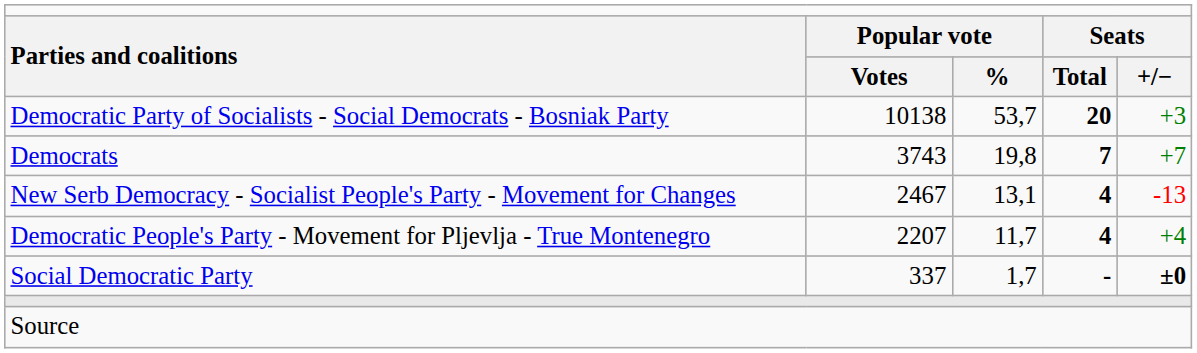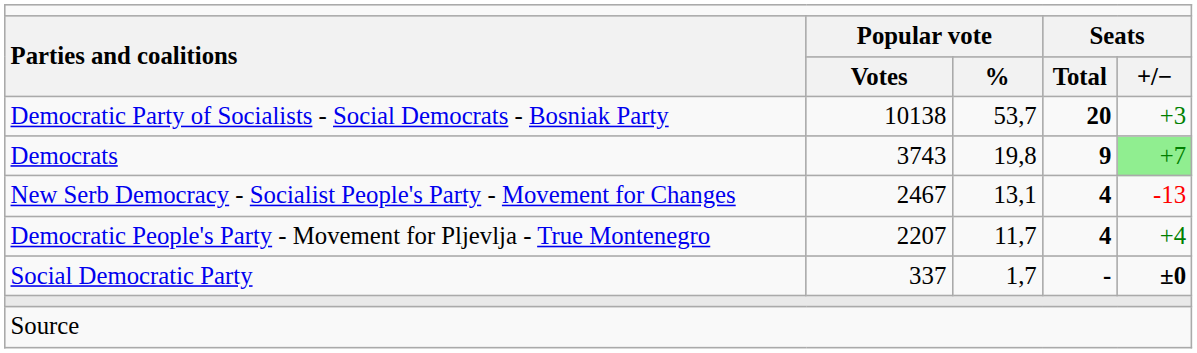(1105, 155) 7 -> (1105, 155) 9
(1173, 155) no background -> (1173, 155) lightgreen background
